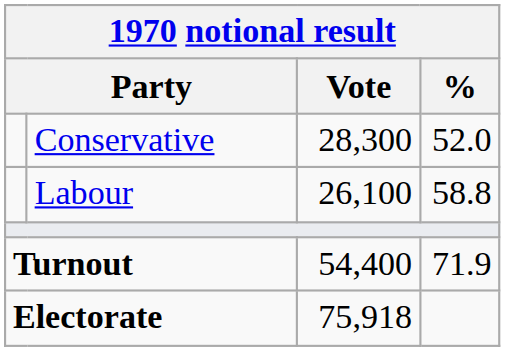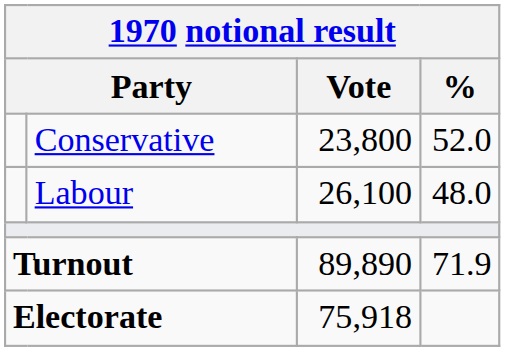(365, 139) 28,300 -> (365, 139) 23,800
(462, 193) 58.8 -> (462, 193) 48.0
(365, 263) 54,400 -> (365, 263) 89,890
